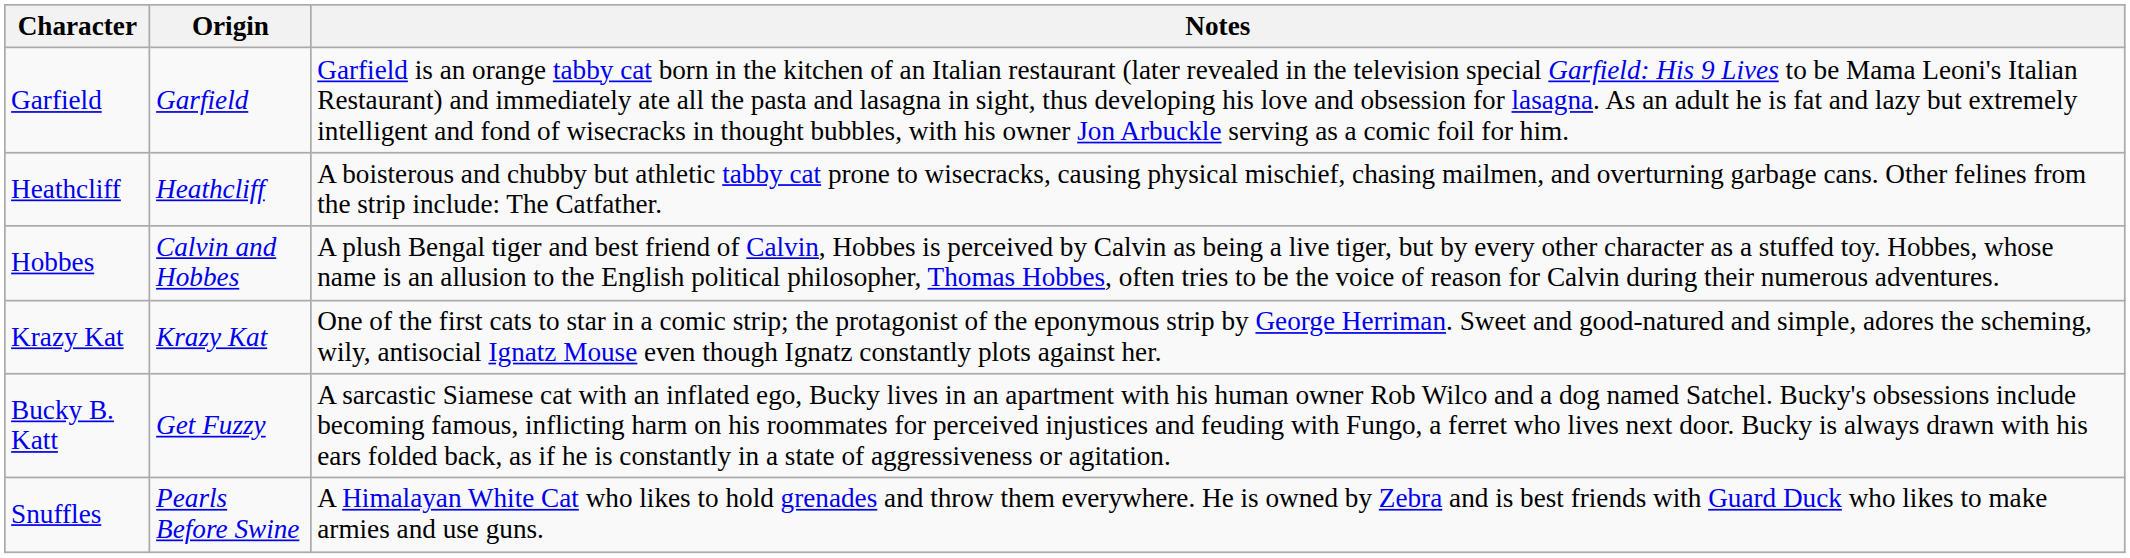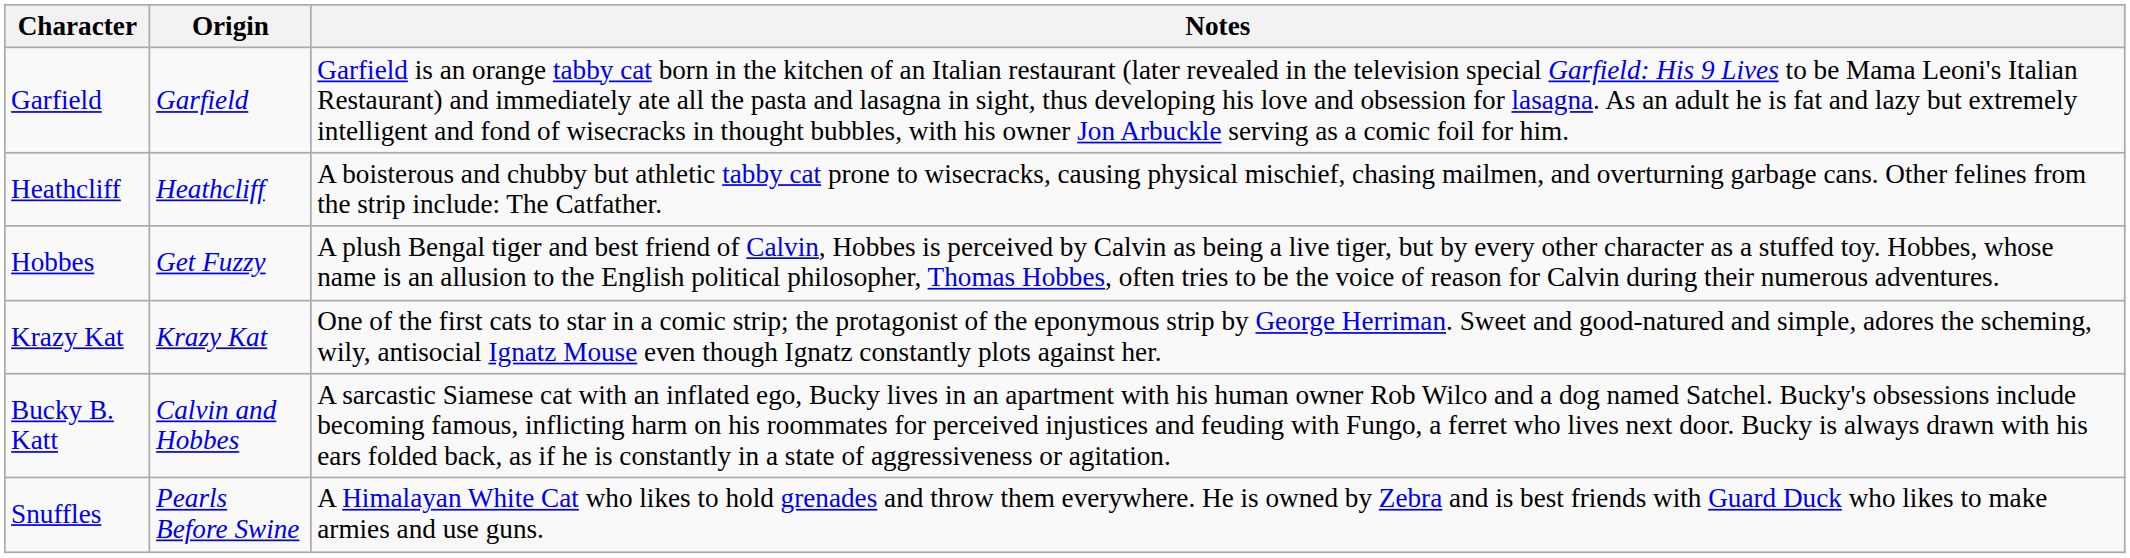(216, 262) Calvin and Hobbes -> (211, 262) Get Fuzzy
(211, 425) Get Fuzzy -> (216, 425) Calvin and Hobbes
